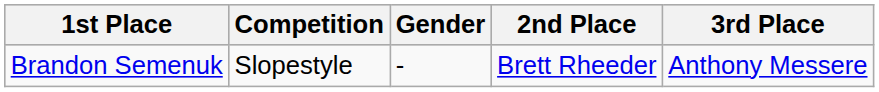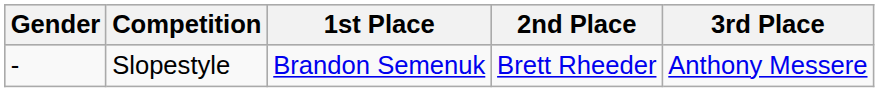columns swapped: (440, 24) <-> (117, 24)
